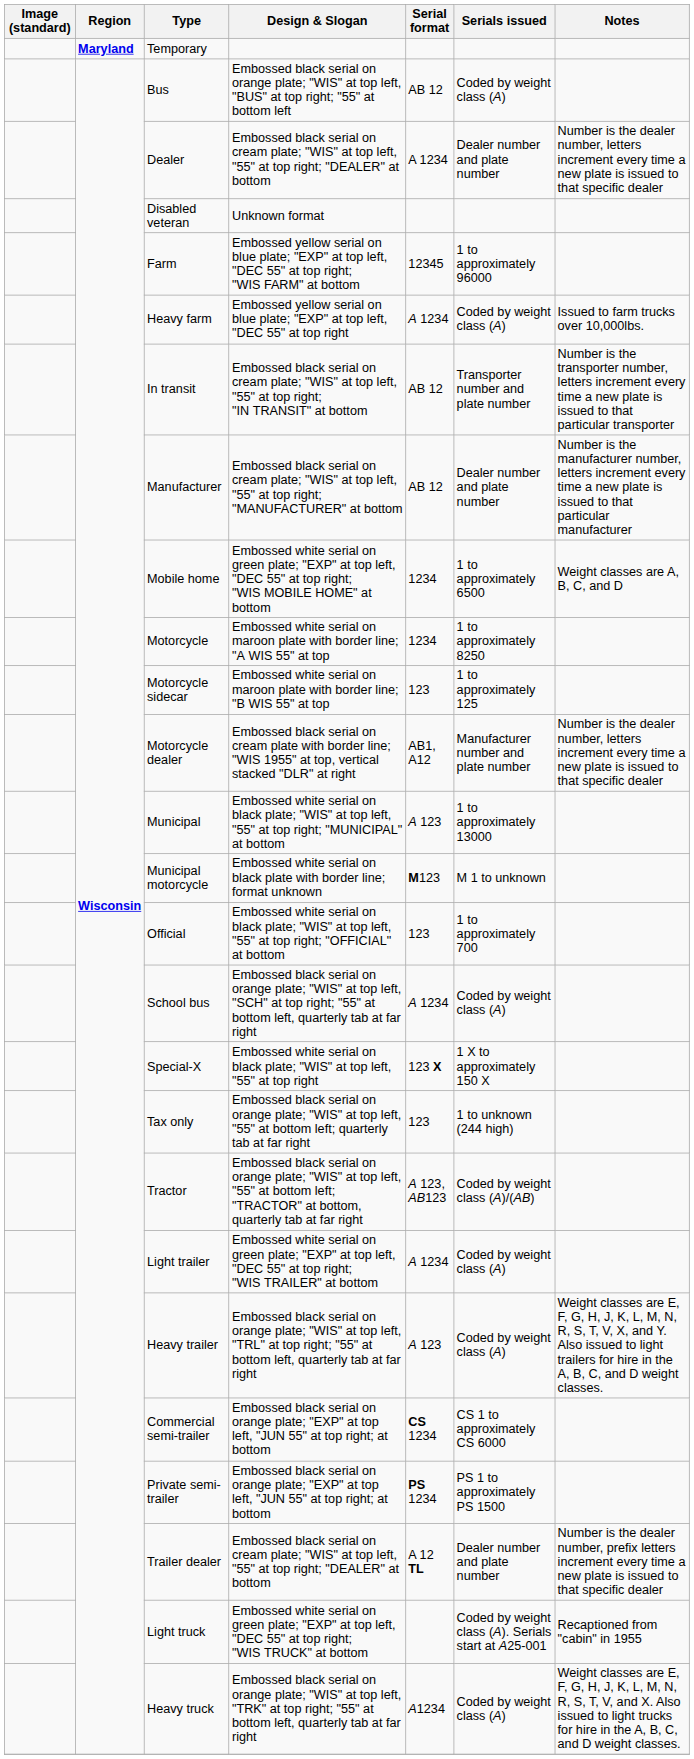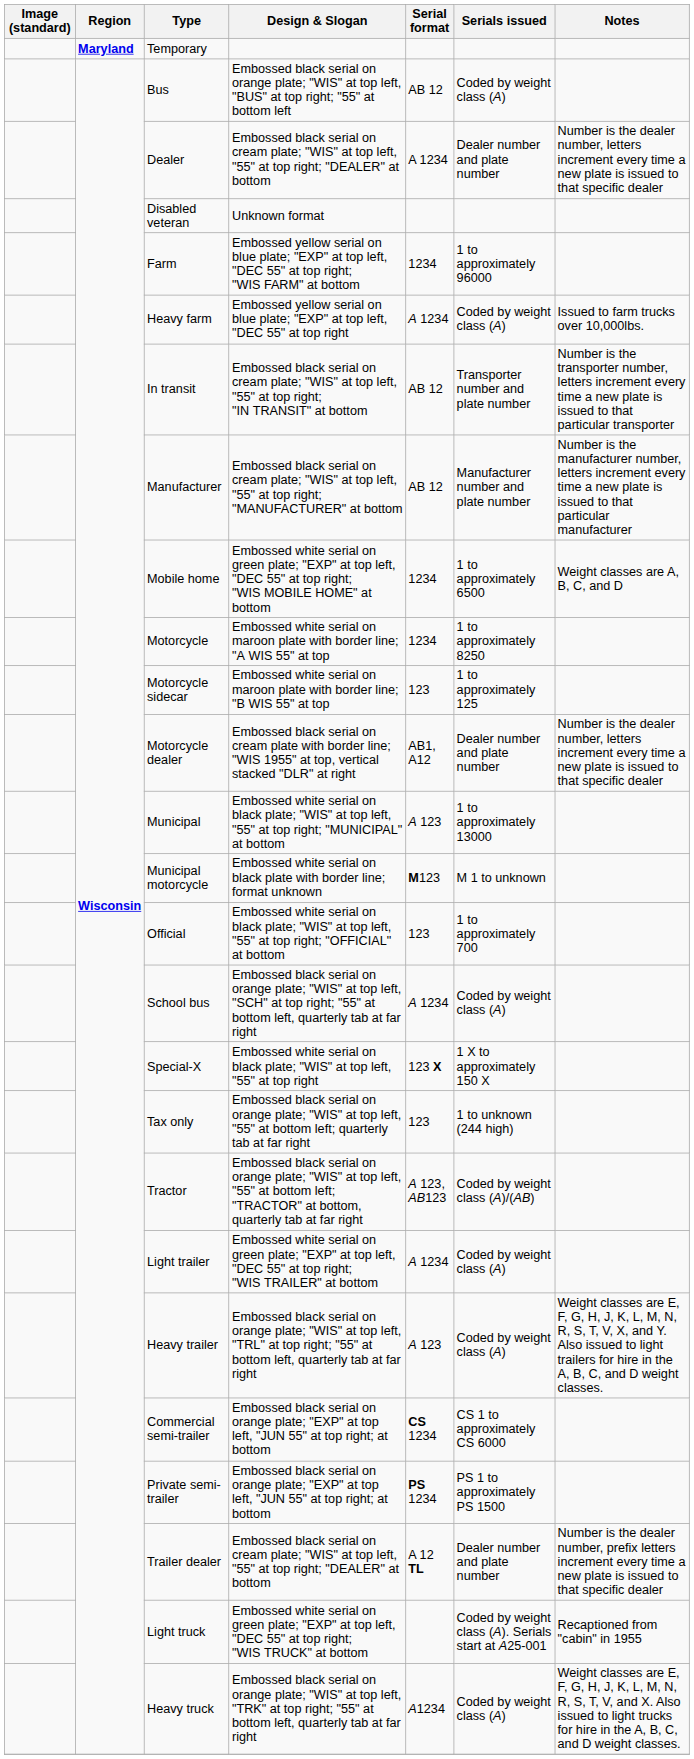(426, 264) 12345 -> (422, 264) 1234
(498, 487) Dealer number and plate number -> (494, 487) Manufacturer number and plate number
(494, 752) Manufacturer number and plate number -> (498, 752) Dealer number and plate number
